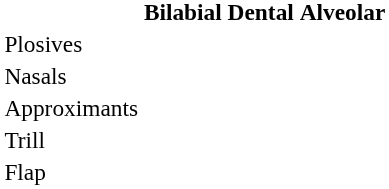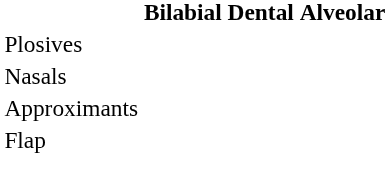- row: (25, 140)
